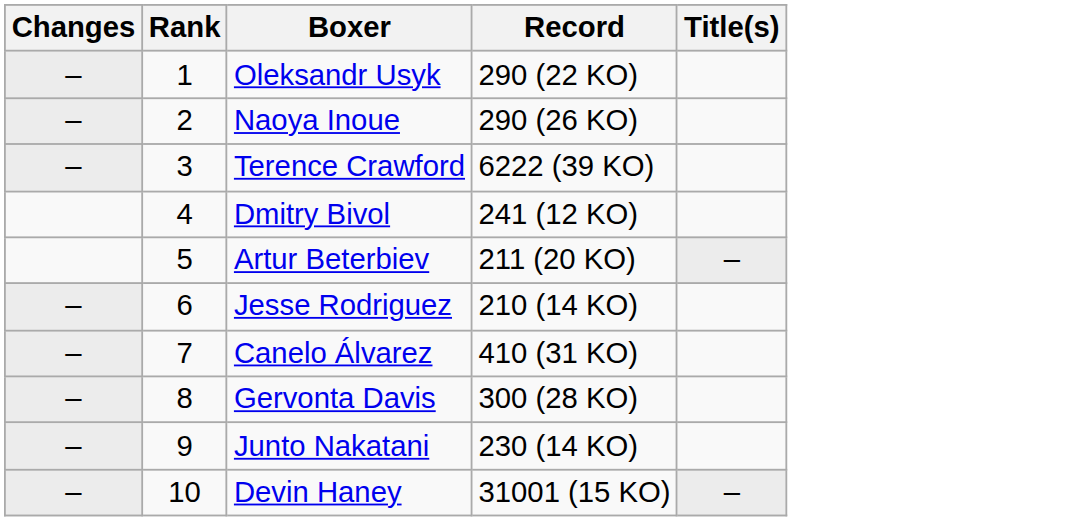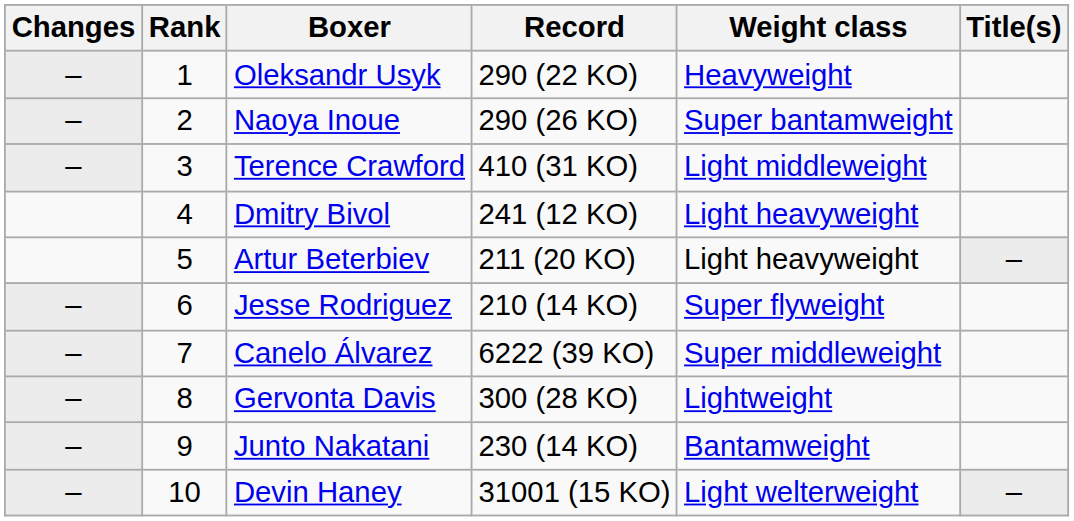+ column: (818, 27)
(566, 167) 6222 (39 KO) -> (558, 167) 410 (31 KO)
(558, 352) 410 (31 KO) -> (566, 352) 6222 (39 KO)
